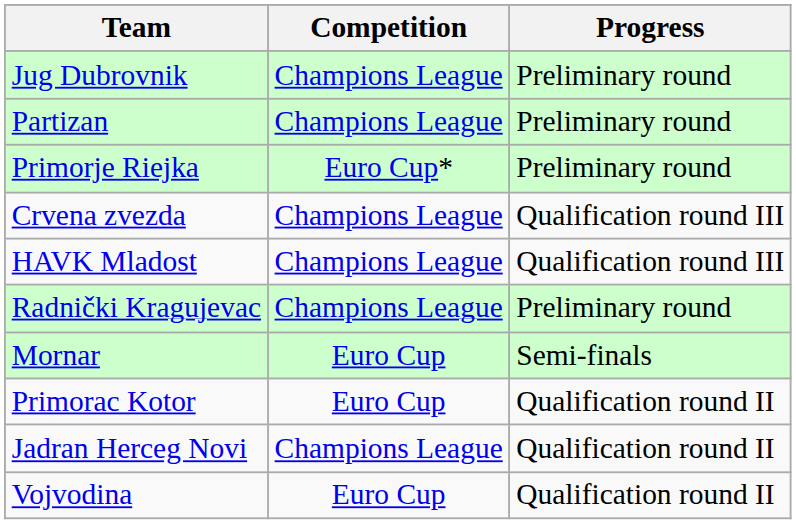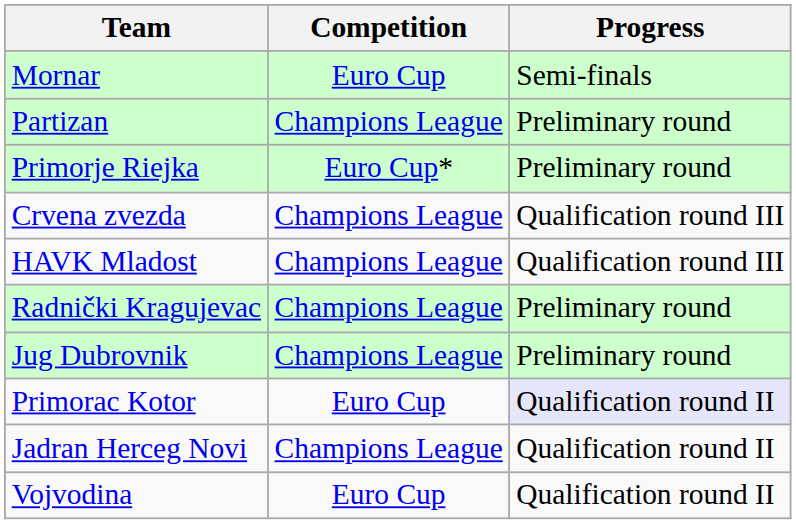rows swapped: (100, 74) <-> (56, 354)
(645, 401) no background -> (645, 401) lavender background
